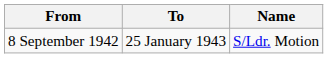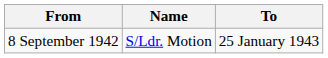columns swapped: (176, 16) <-> (276, 16)
